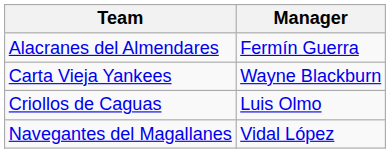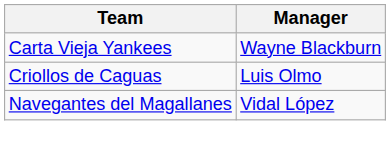- row: (114, 47)
